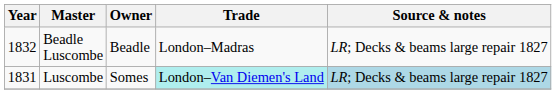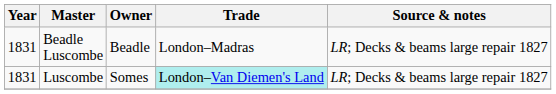(22, 46) 1832 -> (22, 46) 1831
(439, 77) lightblue background -> (439, 77) no background
